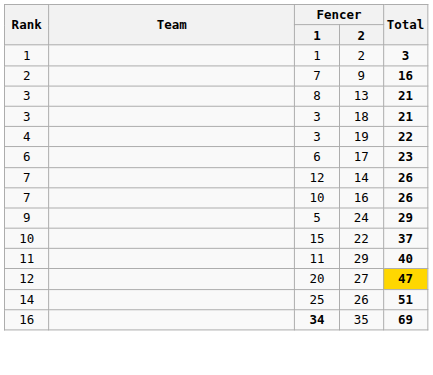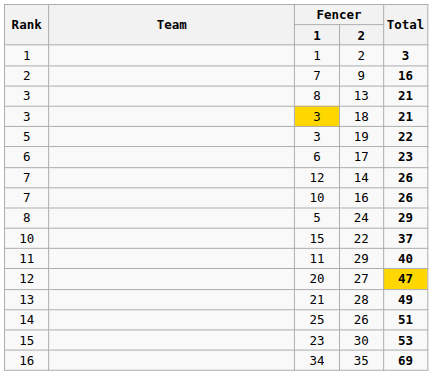(317, 116) no background -> (317, 116) gold background
(27, 137) 4 -> (27, 137) 5
(27, 218) 9 -> (27, 218) 8
+ row: (361, 299)
+ row: (361, 340)
(317, 320) bold -> (317, 360) normal
